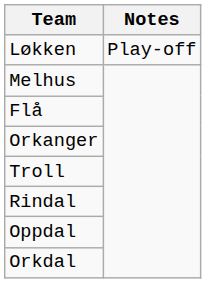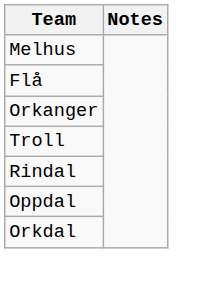- row: (43, 50)
